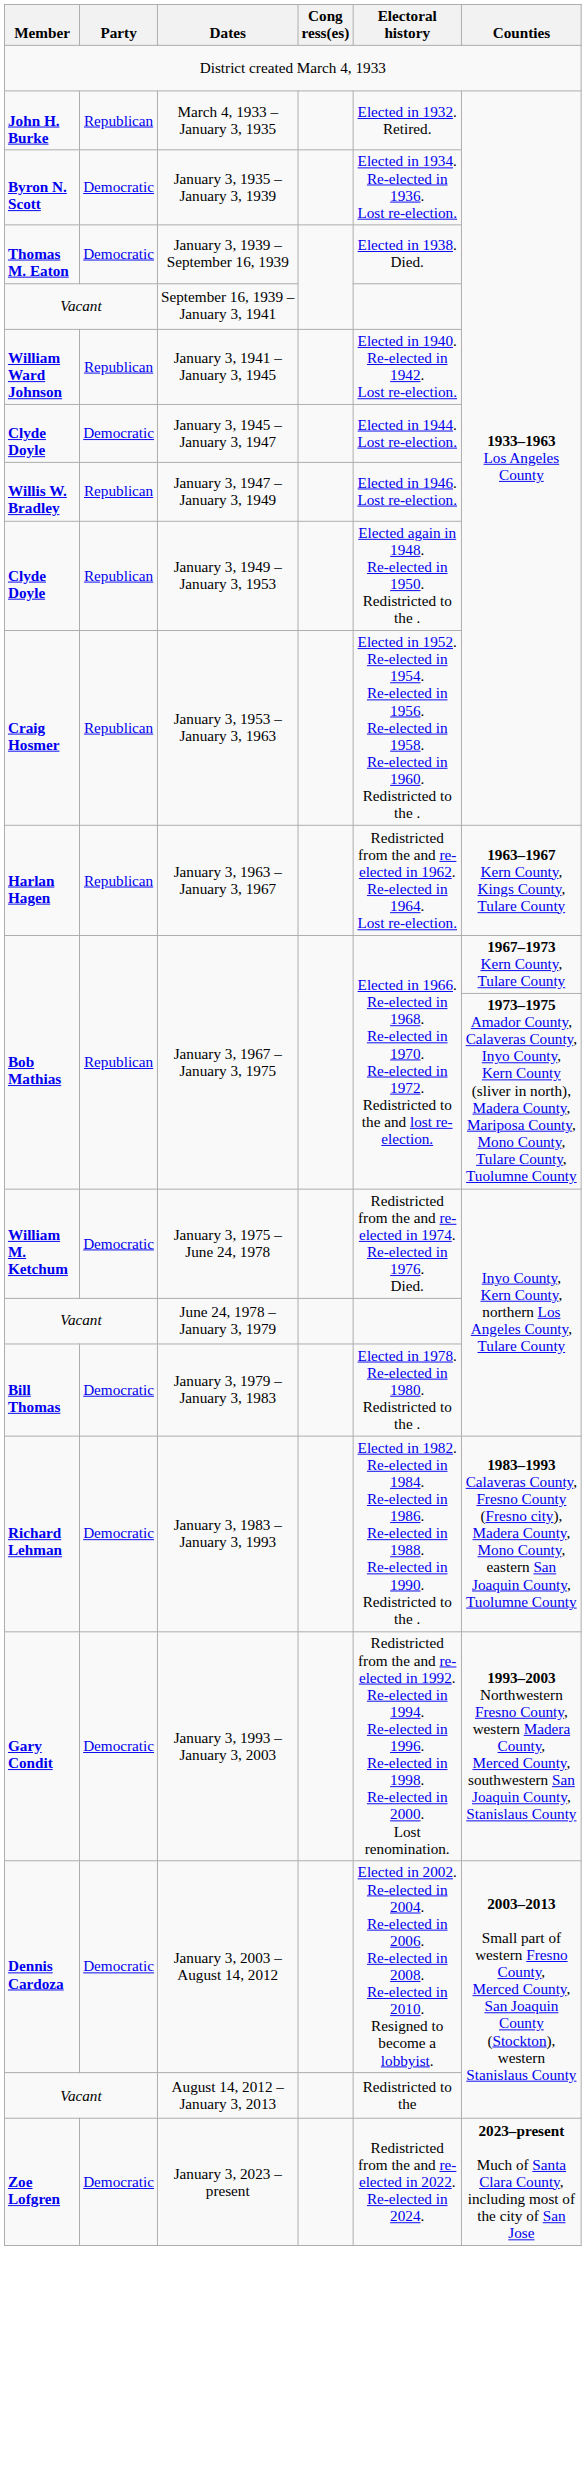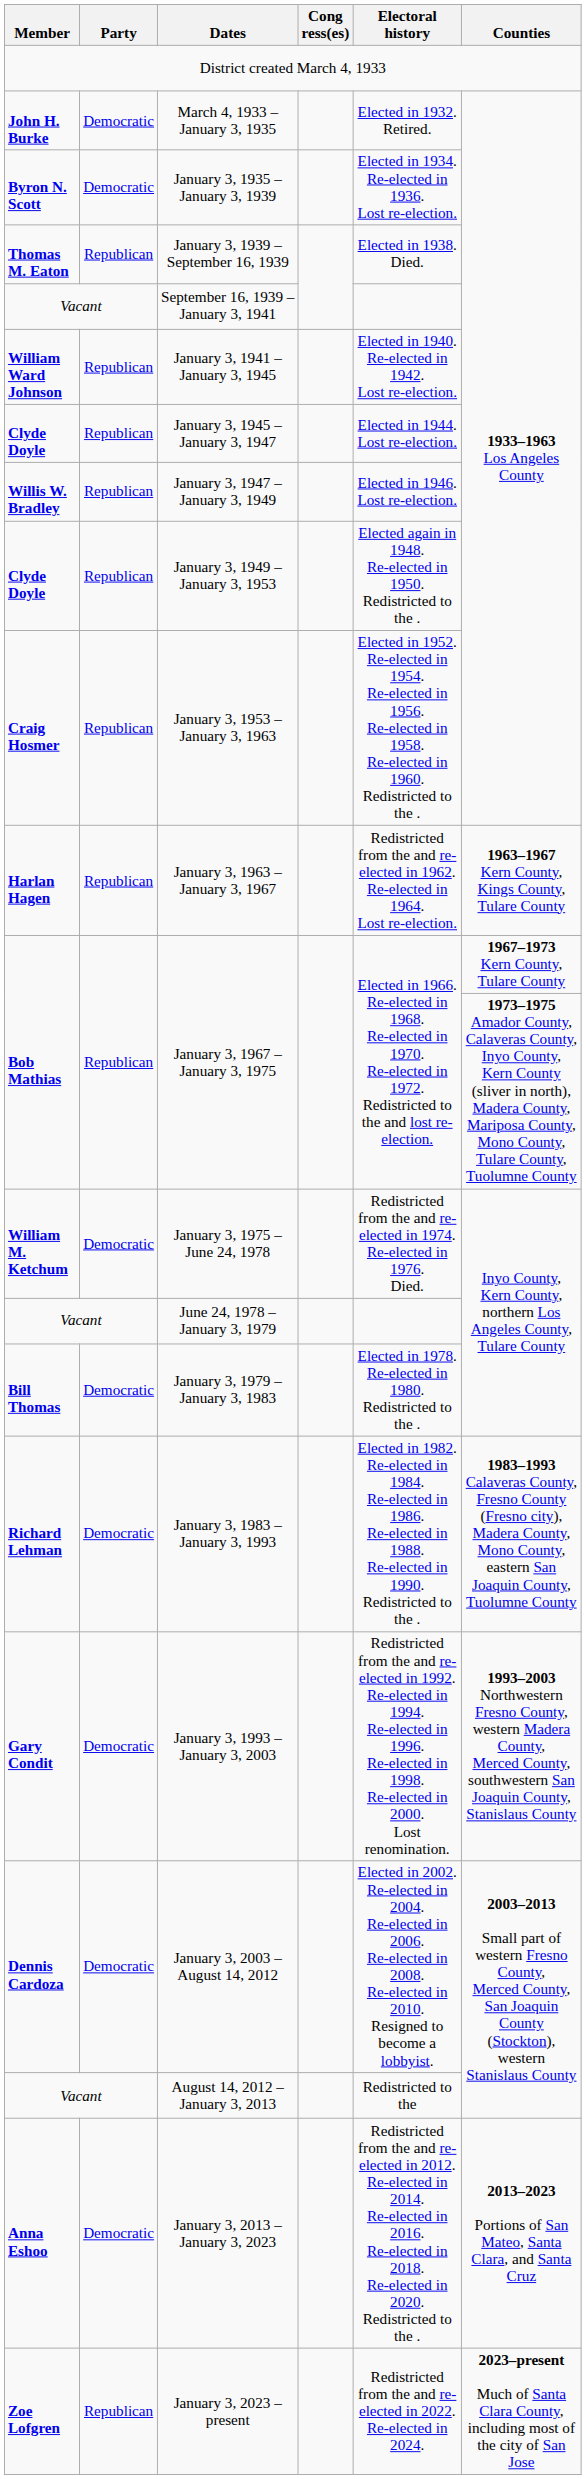(119, 120) Republican -> (119, 120) Democratic
(119, 254) Democratic -> (119, 254) Republican
(119, 433) Democratic -> (119, 433) Republican
+ row: (28, 2241)
(119, 2181) Democratic -> (119, 2411) Republican
